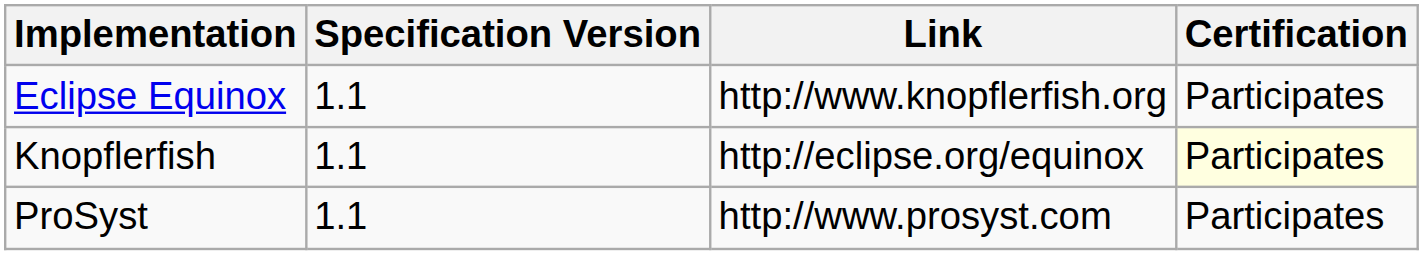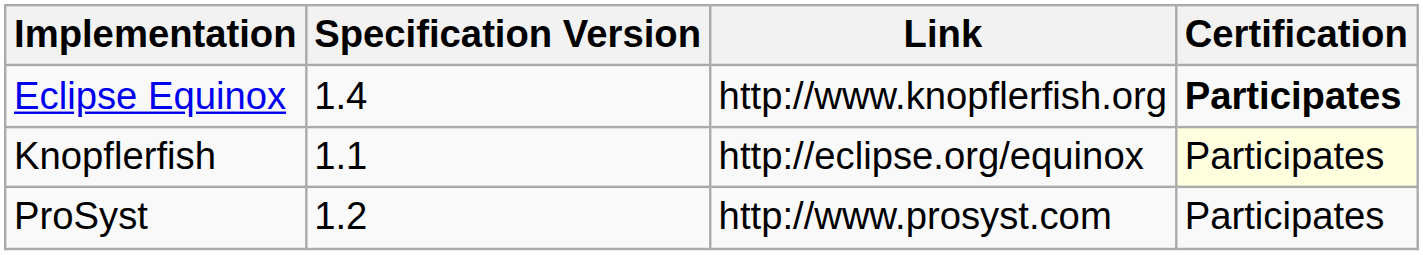(341, 95) 1.1 -> (341, 95) 1.4
(1285, 95) normal -> (1293, 95) bold
(341, 216) 1.1 -> (341, 216) 1.2
